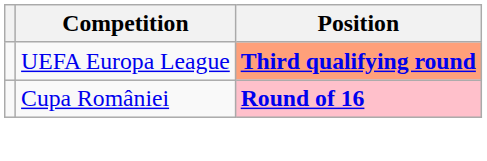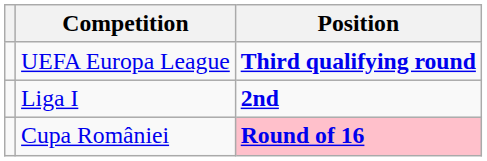(358, 60) lightsalmon background -> (358, 60) no background
+ row: (50, 98)
